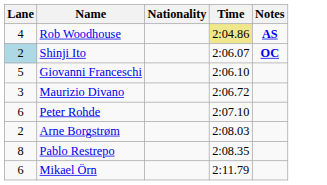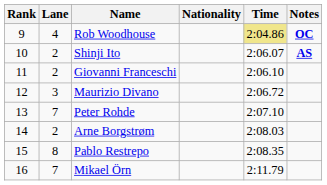+ column: (22, 14)
(270, 33) AS -> (304, 33) OC
(21, 53) lightblue background -> (55, 53) no background
(270, 53) OC -> (304, 53) AS
(21, 72) 5 -> (55, 72) 2
(21, 111) 6 -> (55, 111) 7
(21, 170) 6 -> (55, 170) 7
